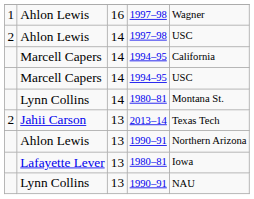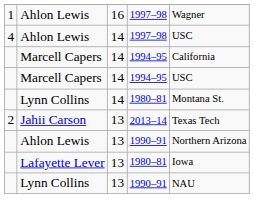(11, 36) 2 -> (11, 36) 4
